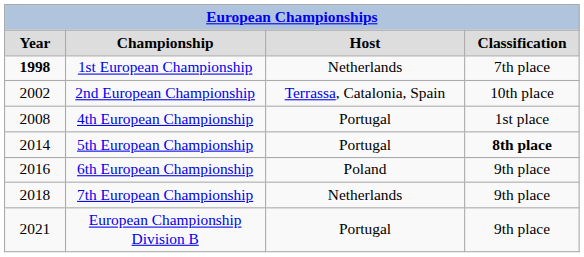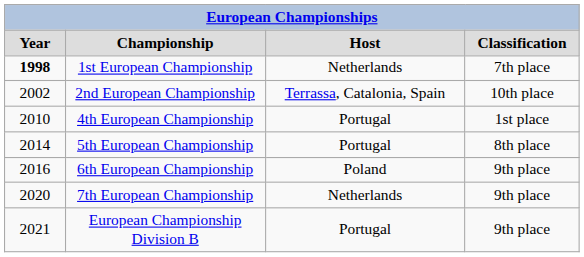(35, 119) 2008 -> (35, 119) 2010
(522, 144) bold -> (522, 144) normal
(35, 195) 2018 -> (35, 195) 2020
